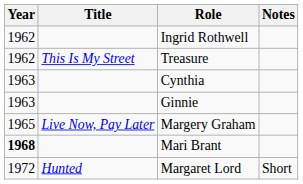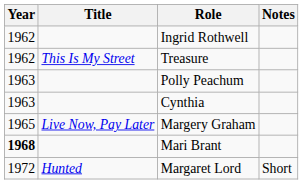+ row: (202, 80)
- row: (179, 102)
